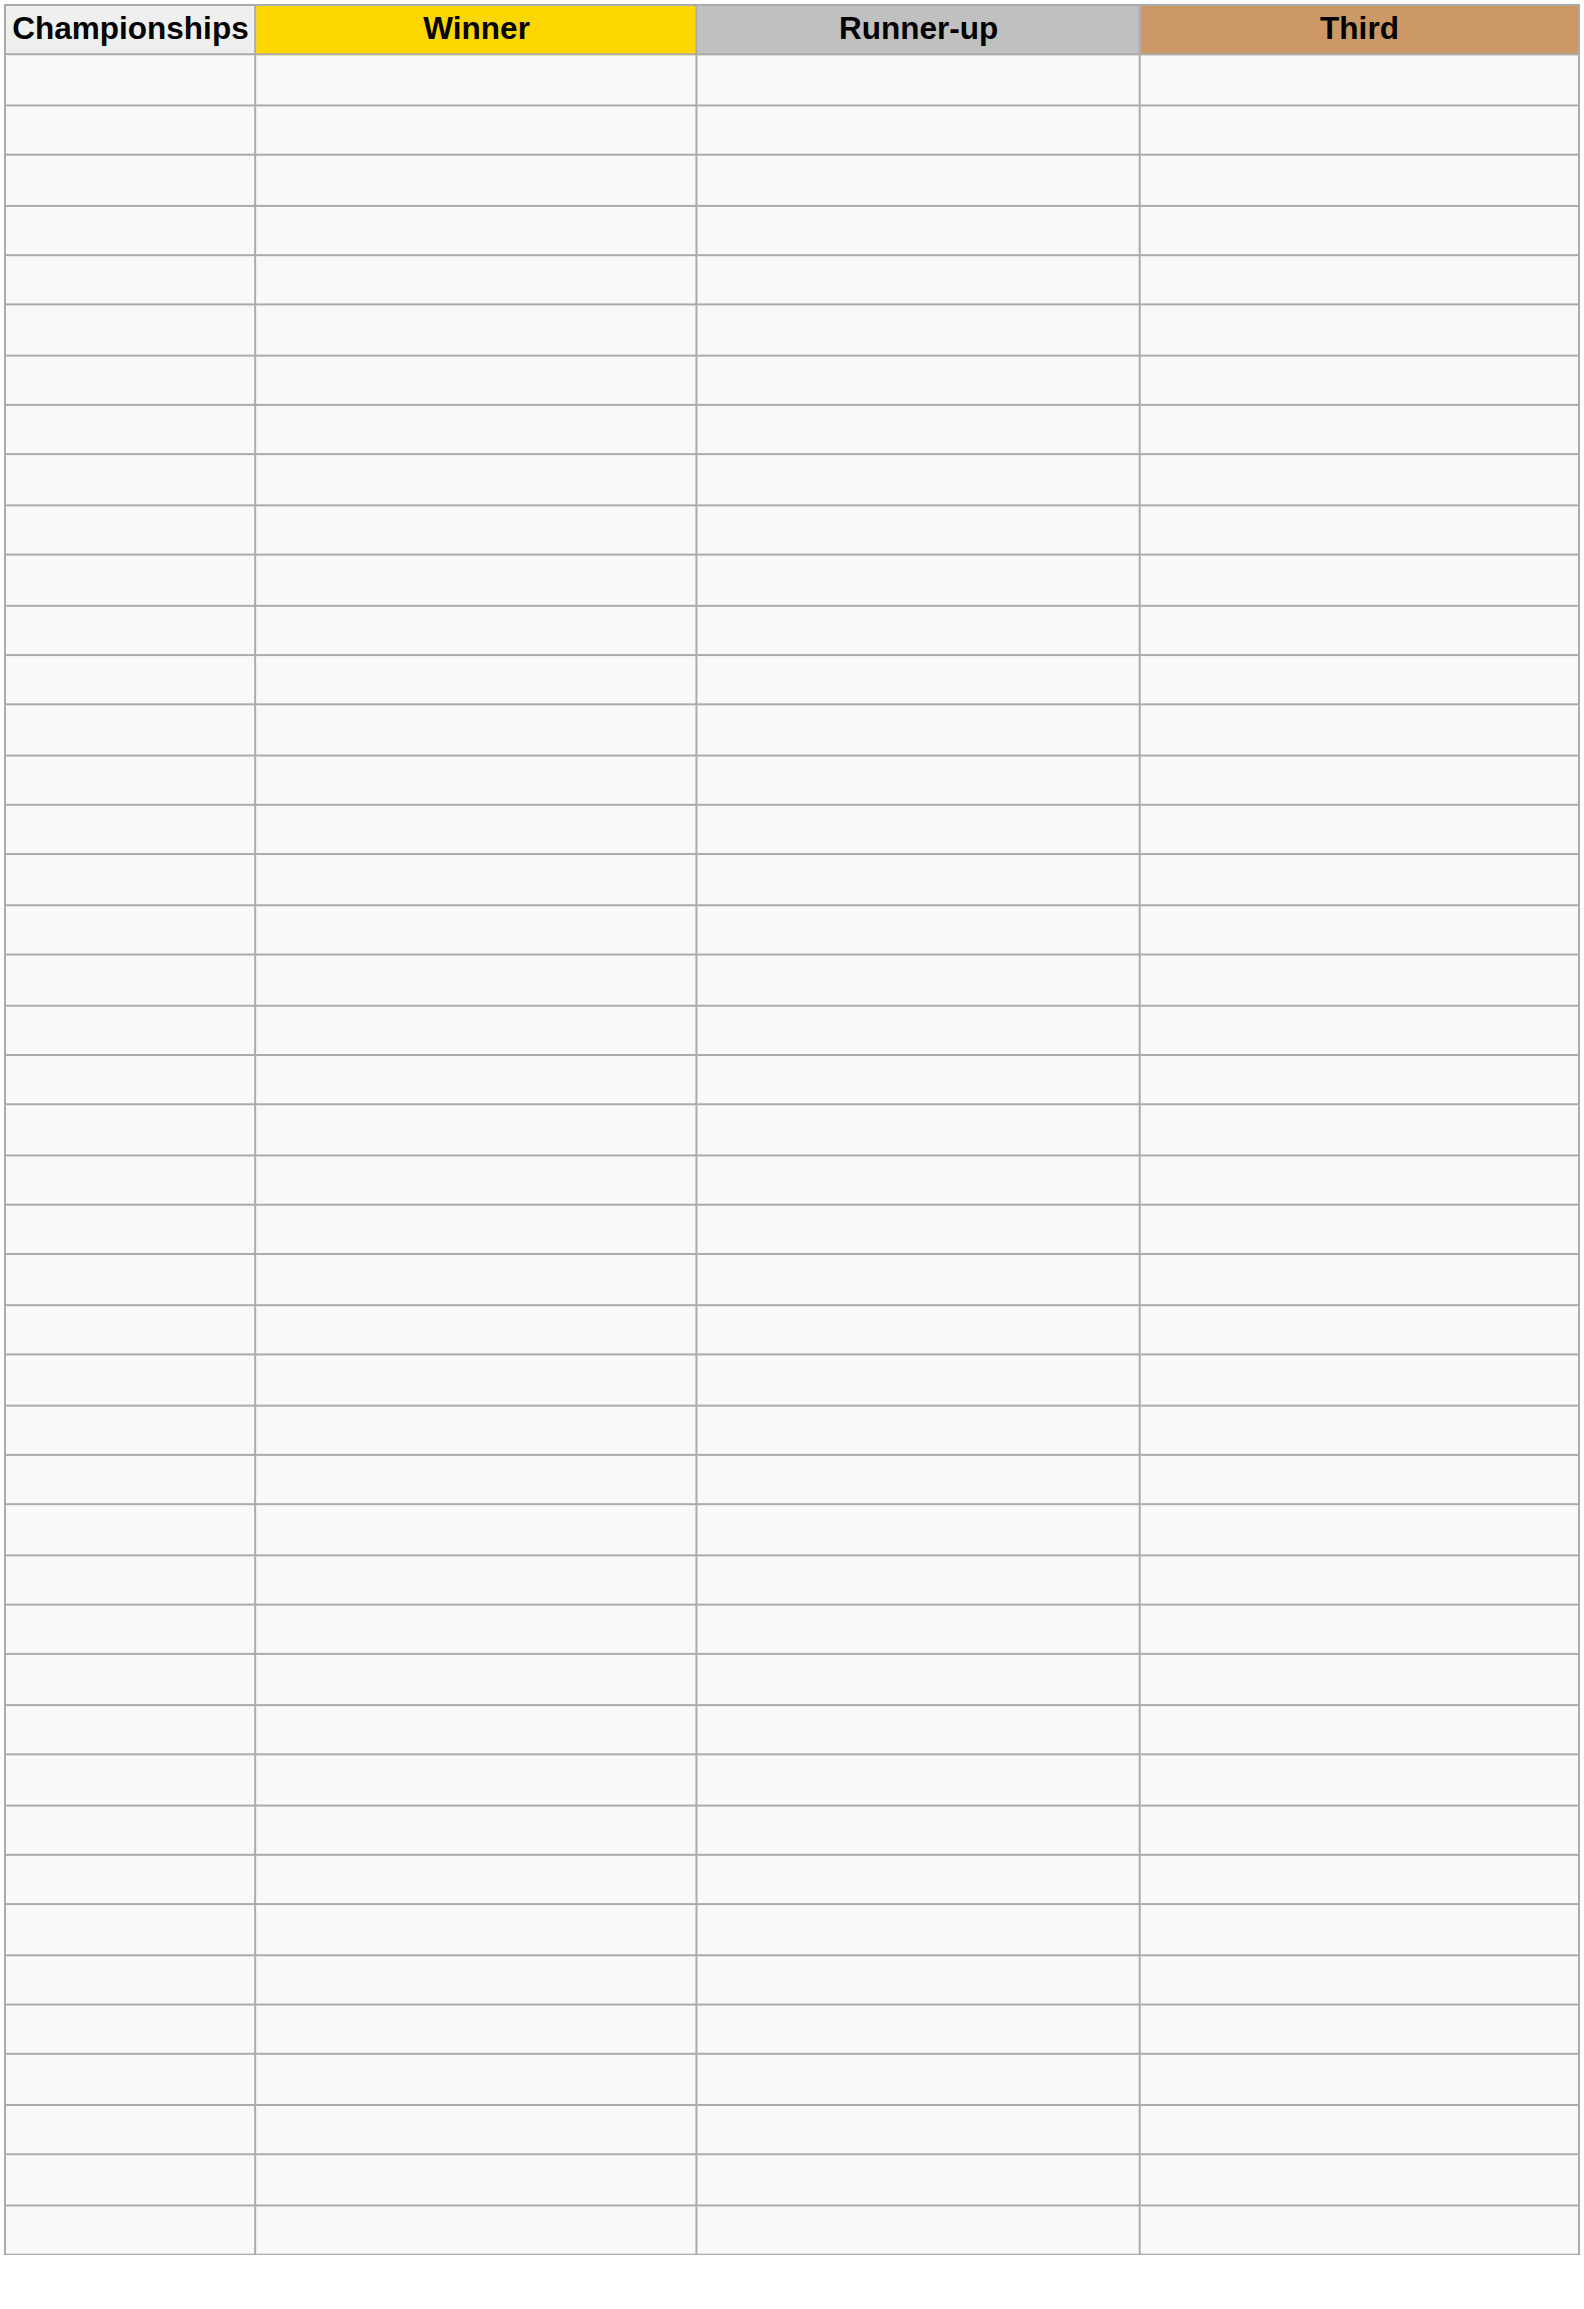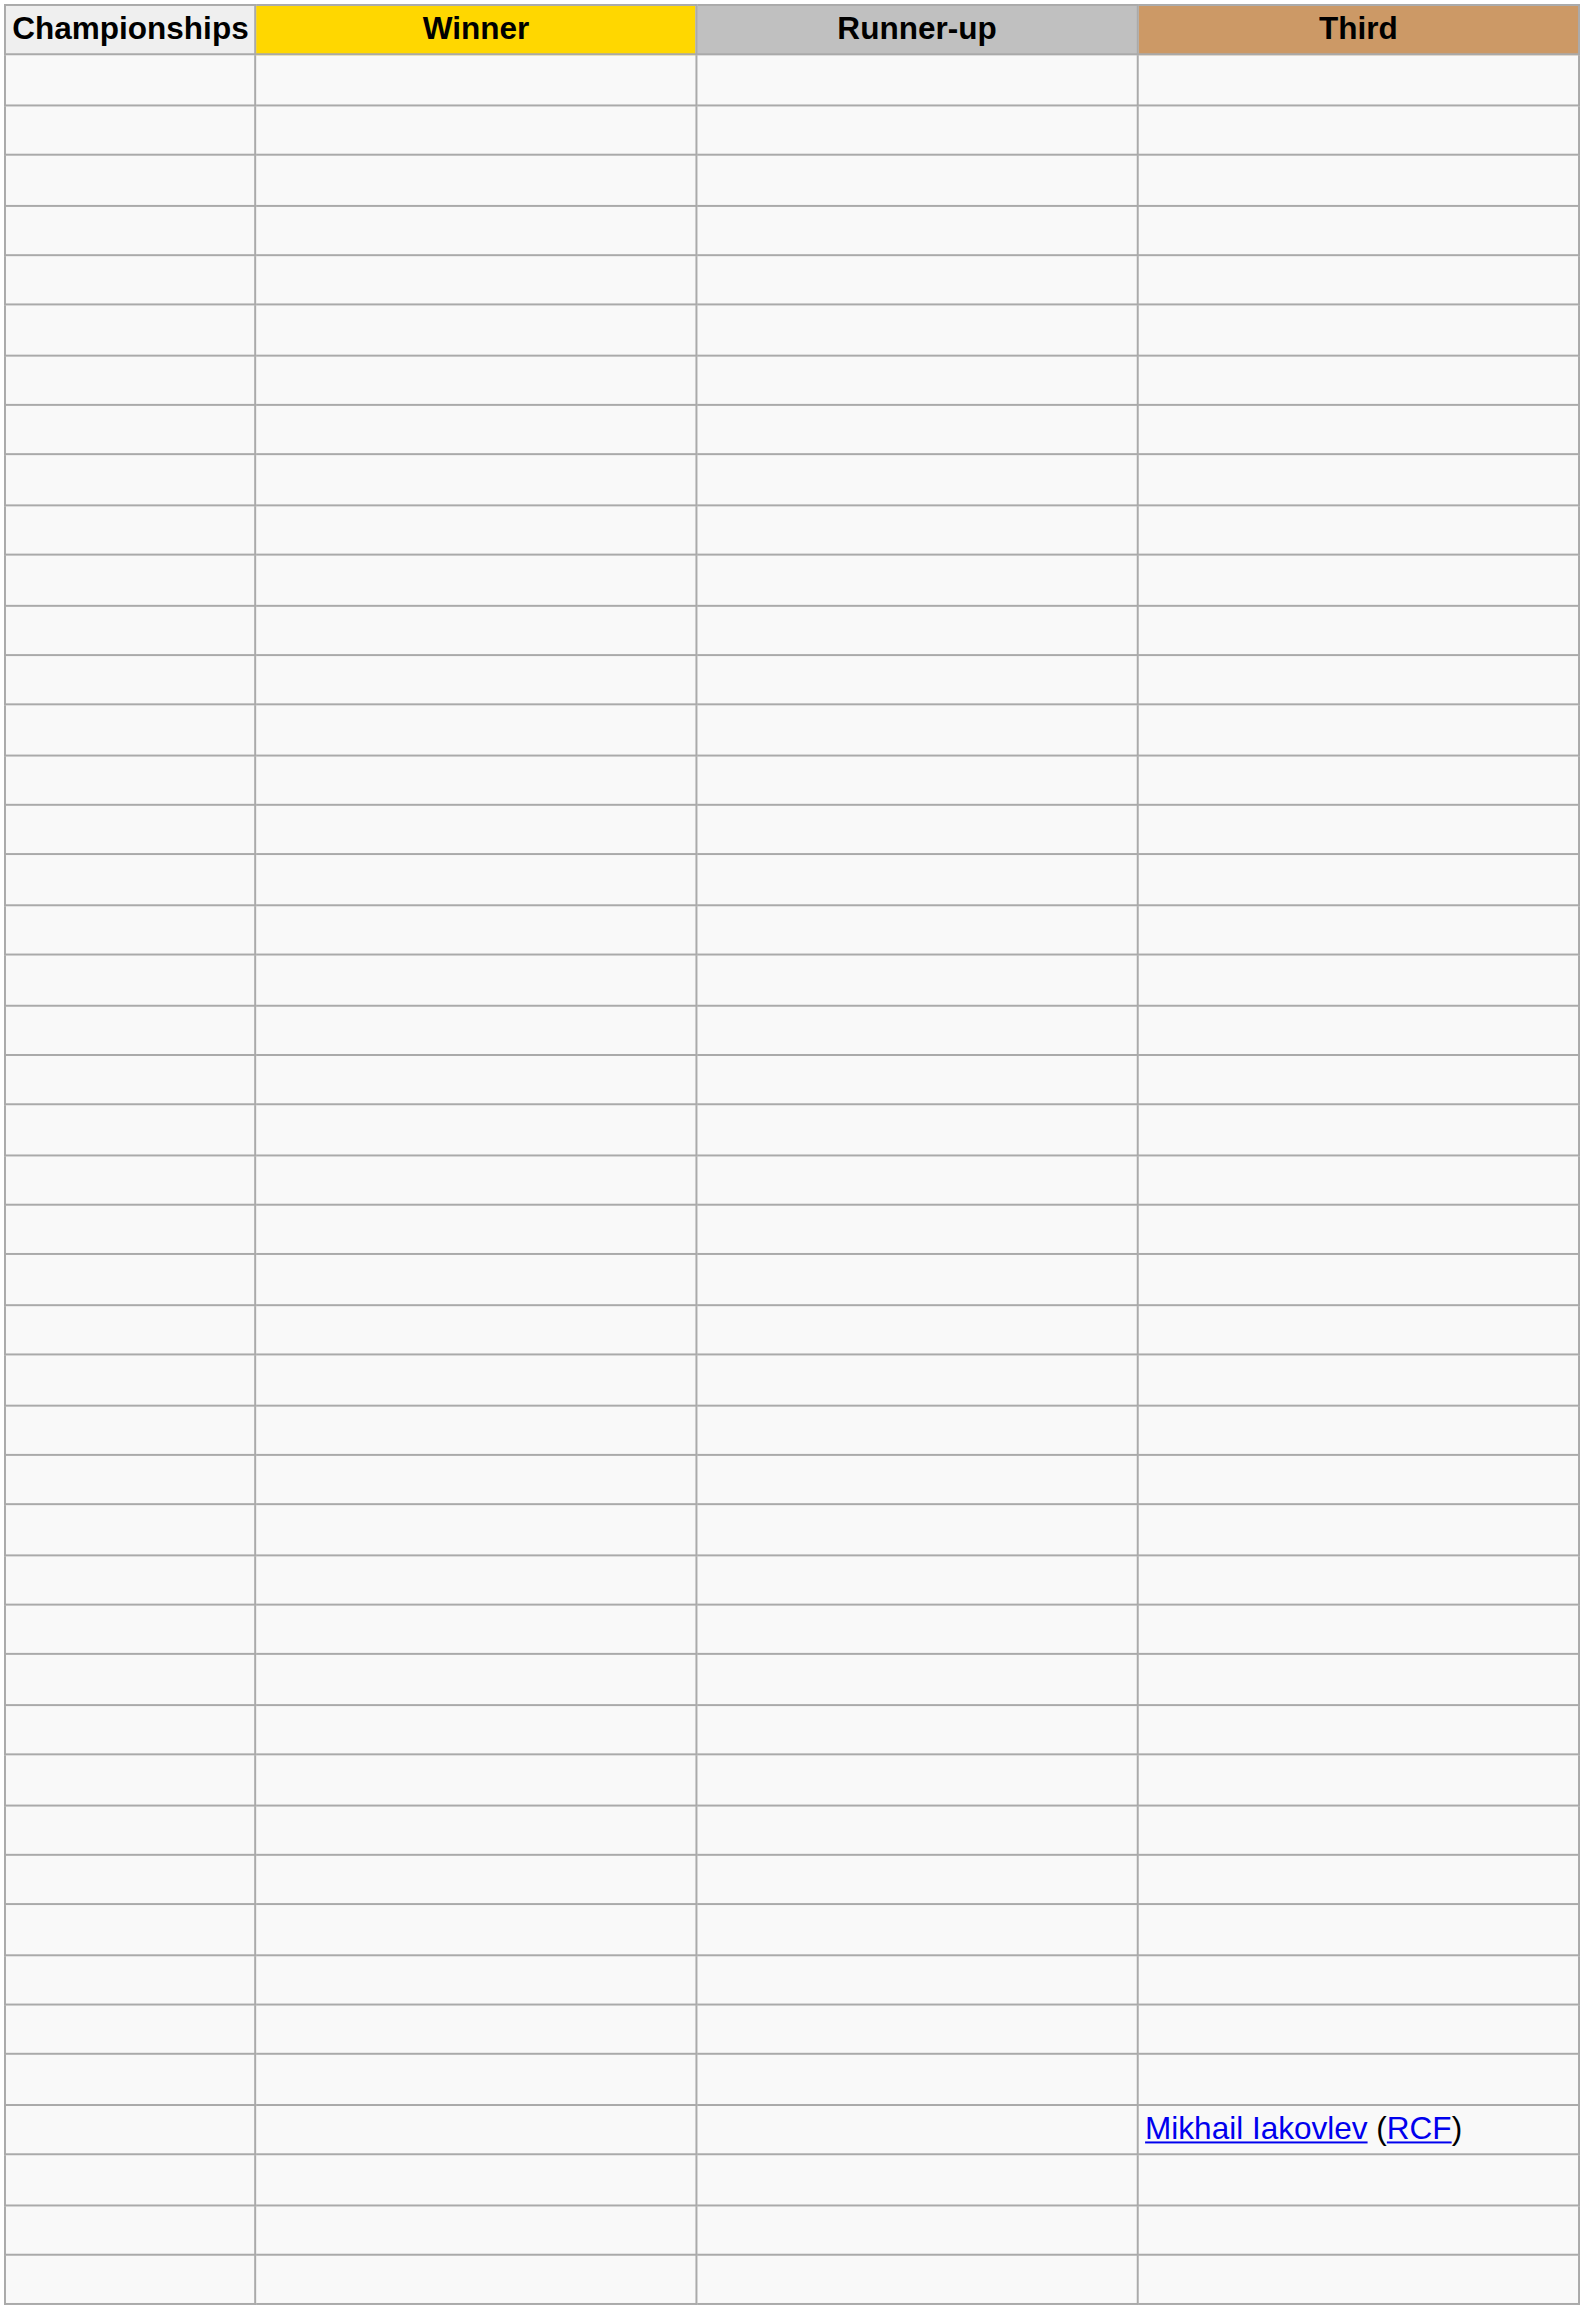+ row: (130, 2130)
